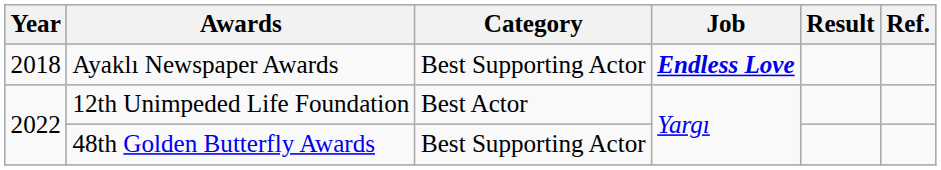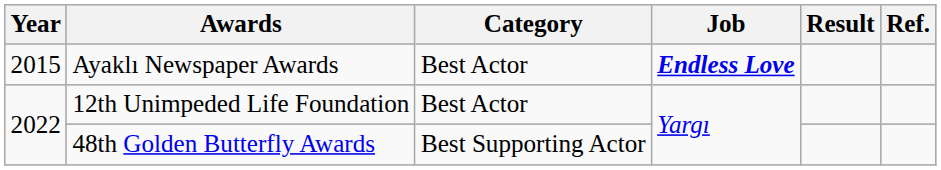(36, 64) 2018 -> (36, 64) 2015
(533, 64) Best Supporting Actor -> (474, 64) Best Actor
